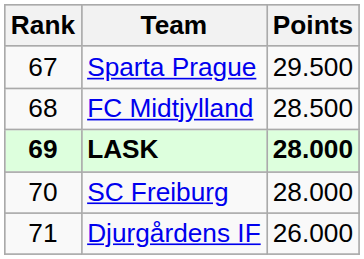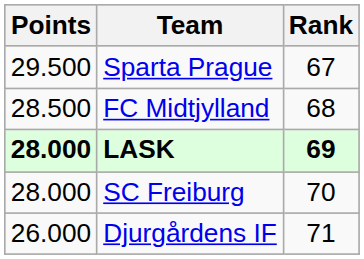columns swapped: (43, 25) <-> (313, 25)
